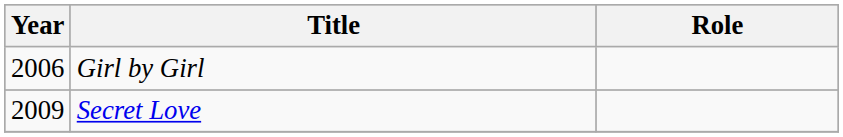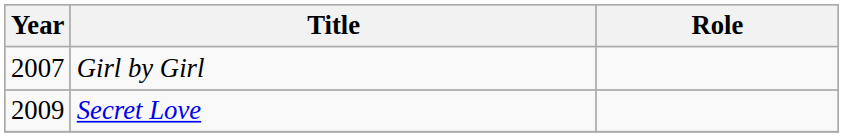(38, 68) 2006 -> (38, 68) 2007
